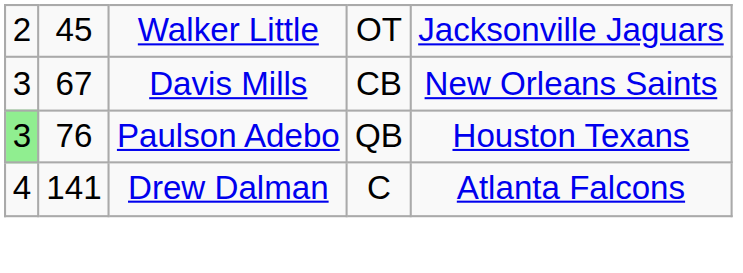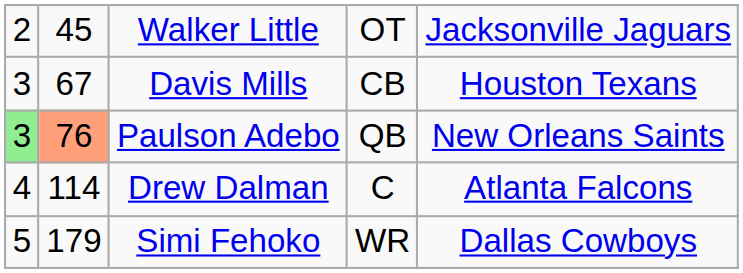(571, 83) New Orleans Saints -> (578, 83) Houston Texans
(74, 135) no background -> (74, 135) lightsalmon background
(571, 135) Houston Texans -> (578, 135) New Orleans Saints
(74, 188) 141 -> (74, 188) 114
+ row: (228, 240)
